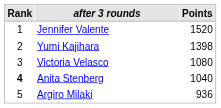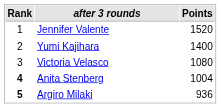(202, 46) 1398 -> (202, 46) 1400
(202, 78) 1040 -> (202, 78) 1004
(20, 94) normal -> (20, 94) bold
